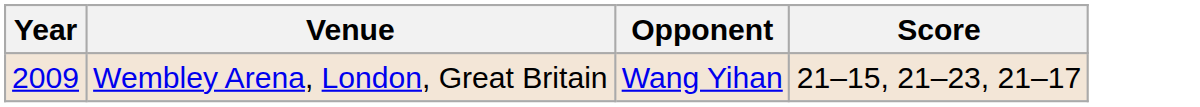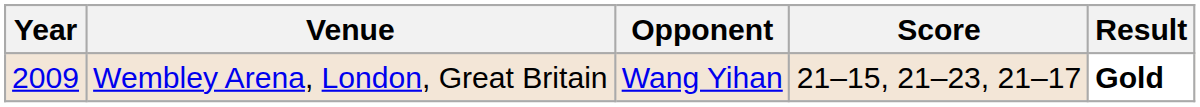+ column: (1141, 29)
